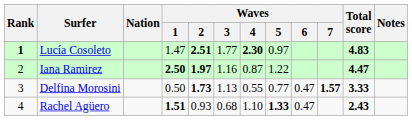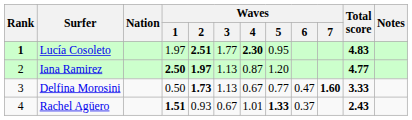(175, 50) 1.47 -> (175, 50) 1.97
(279, 50) 0.97 -> (279, 50) 0.95
(227, 69) 1.16 -> (227, 69) 1.13
(279, 69) 1.22 -> (279, 69) 1.20
(359, 69) 4.47 -> (359, 69) 4.77
(253, 87) 0.55 -> (253, 87) 0.67
(330, 87) 1.57 -> (330, 87) 1.60
(227, 106) 0.68 -> (227, 106) 0.67
(253, 106) 1.10 -> (253, 106) 1.01
(304, 106) 0.47 -> (304, 106) 0.37
